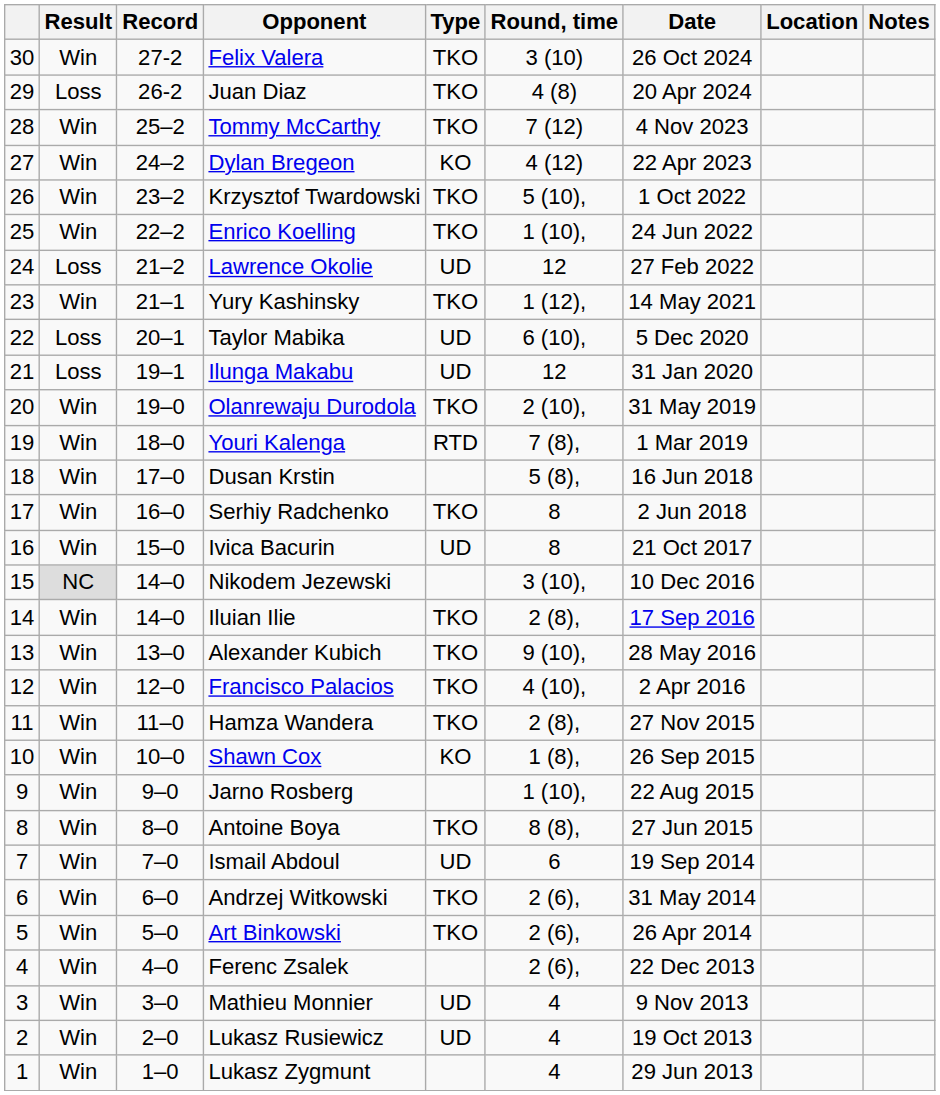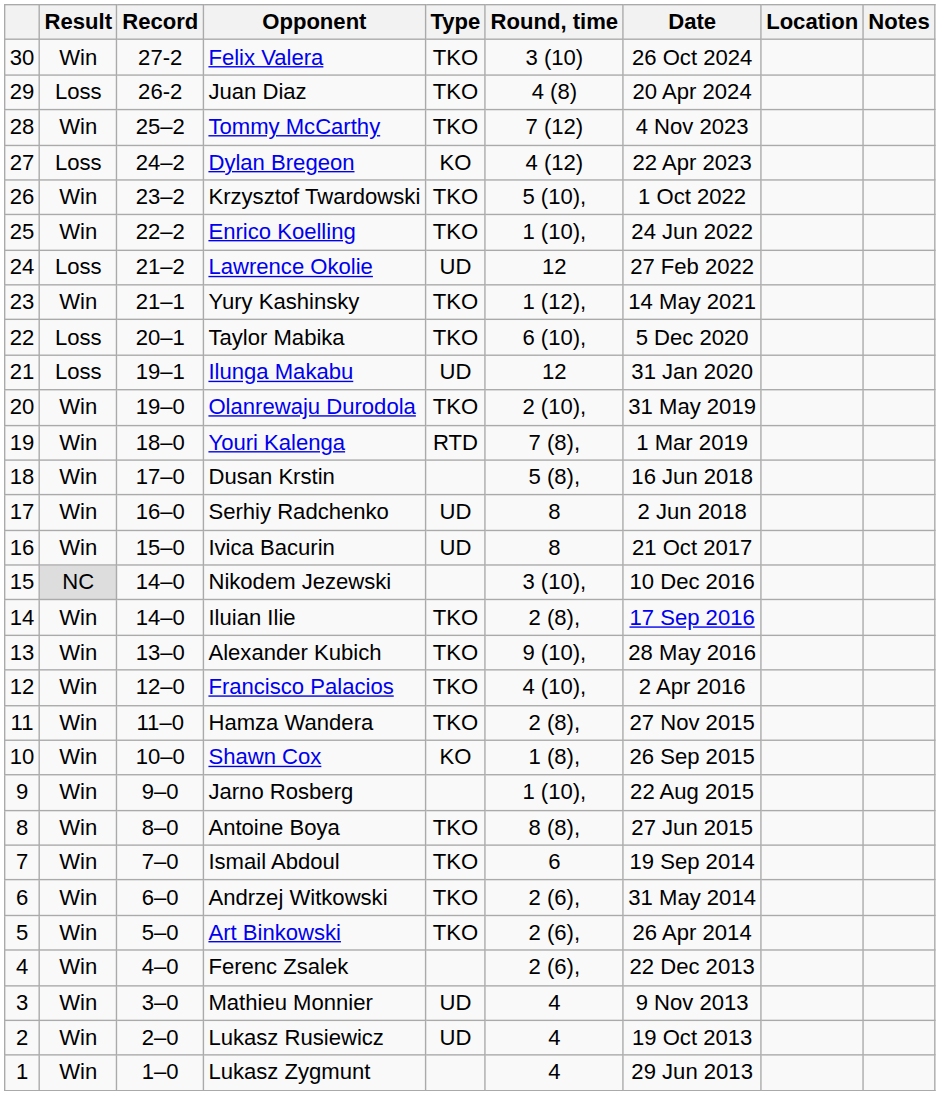(78, 162) Win -> (78, 162) Loss
(455, 337) UD -> (455, 337) TKO
(455, 512) TKO -> (455, 512) UD
(455, 862) UD -> (455, 862) TKO
